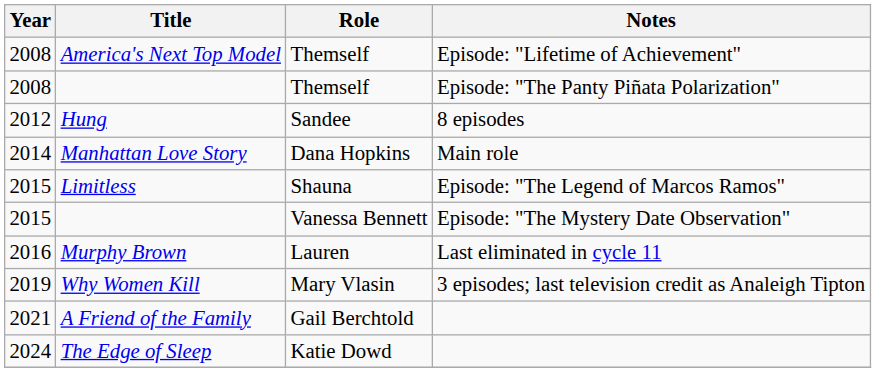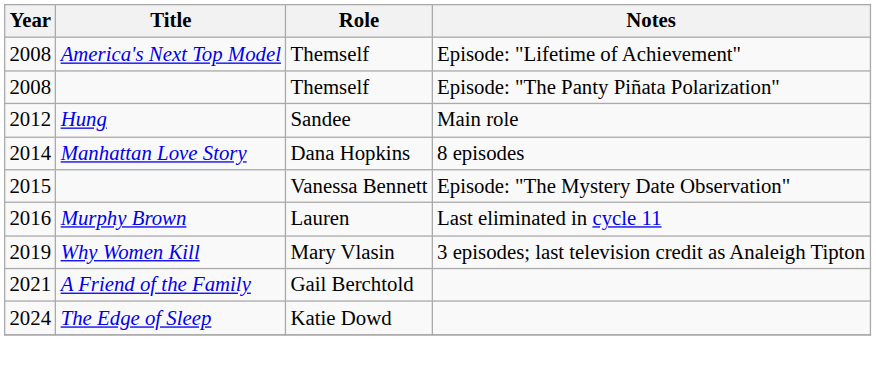(481, 119) 8 episodes -> (478, 119) Main role
(478, 152) Main role -> (481, 152) 8 episodes
- row: (98, 185)
